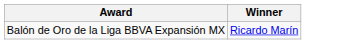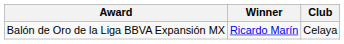+ column: (320, 13)
